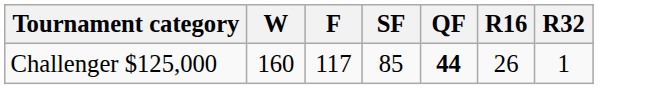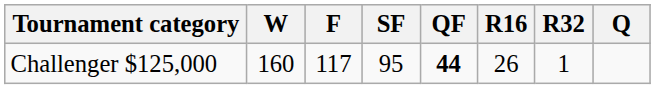+ column: (621, 24)
(391, 63) 85 -> (391, 63) 95
